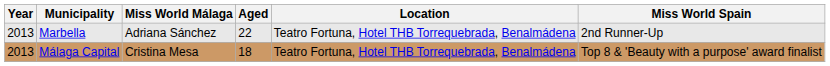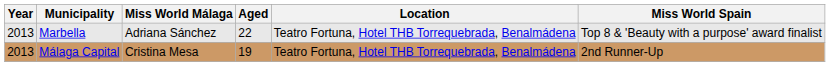(622, 33) 2nd Runner-Up -> (701, 33) Top 8 & 'Beauty with a purpose' award finalist
(245, 52) 18 -> (245, 52) 19
(701, 52) Top 8 & 'Beauty with a purpose' award finalist -> (622, 52) 2nd Runner-Up
